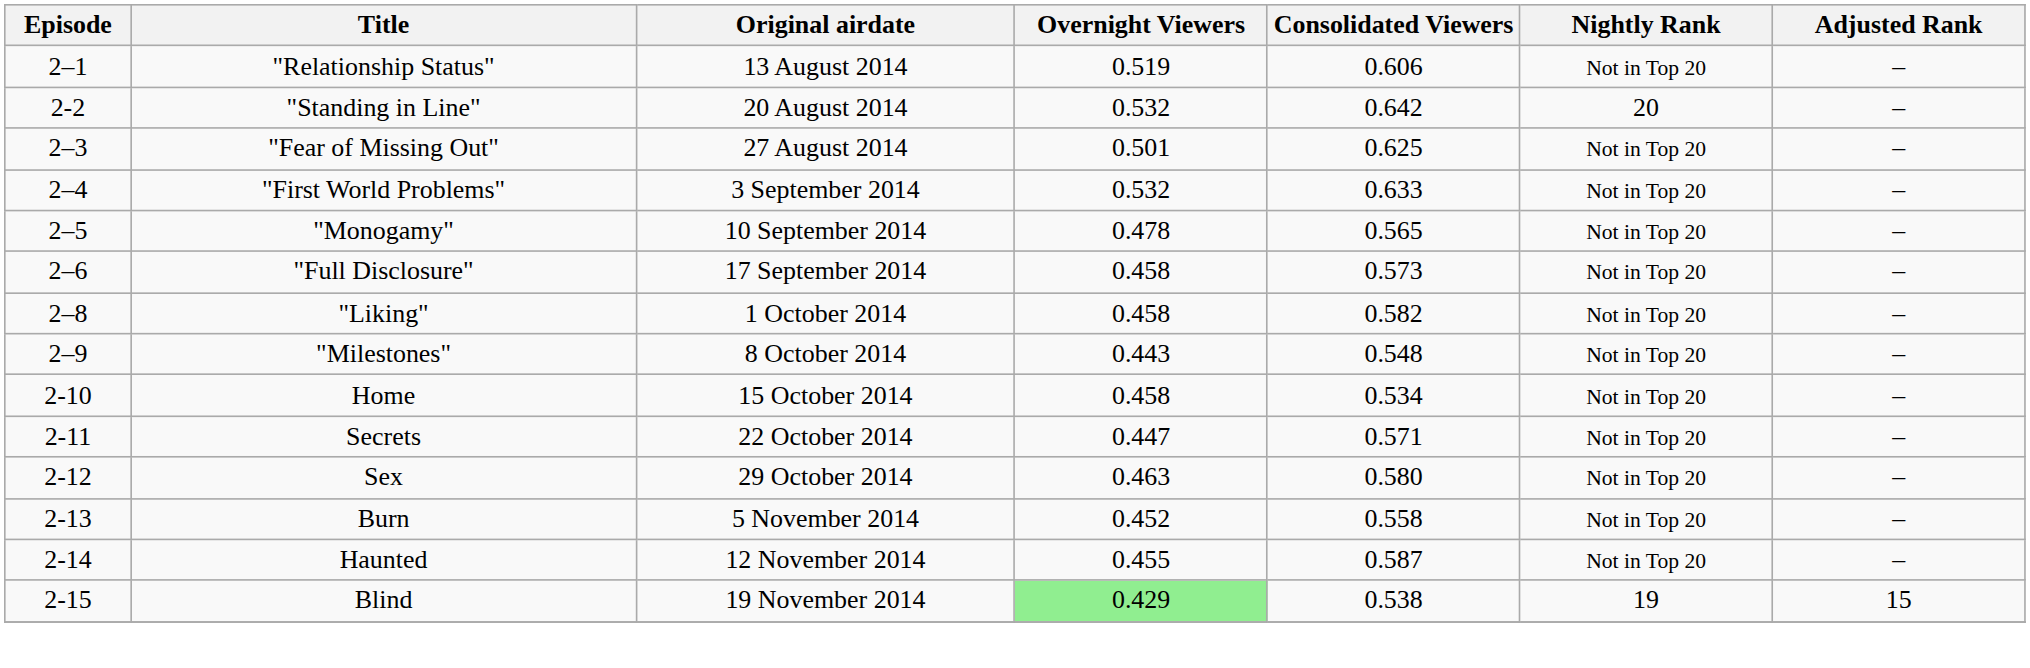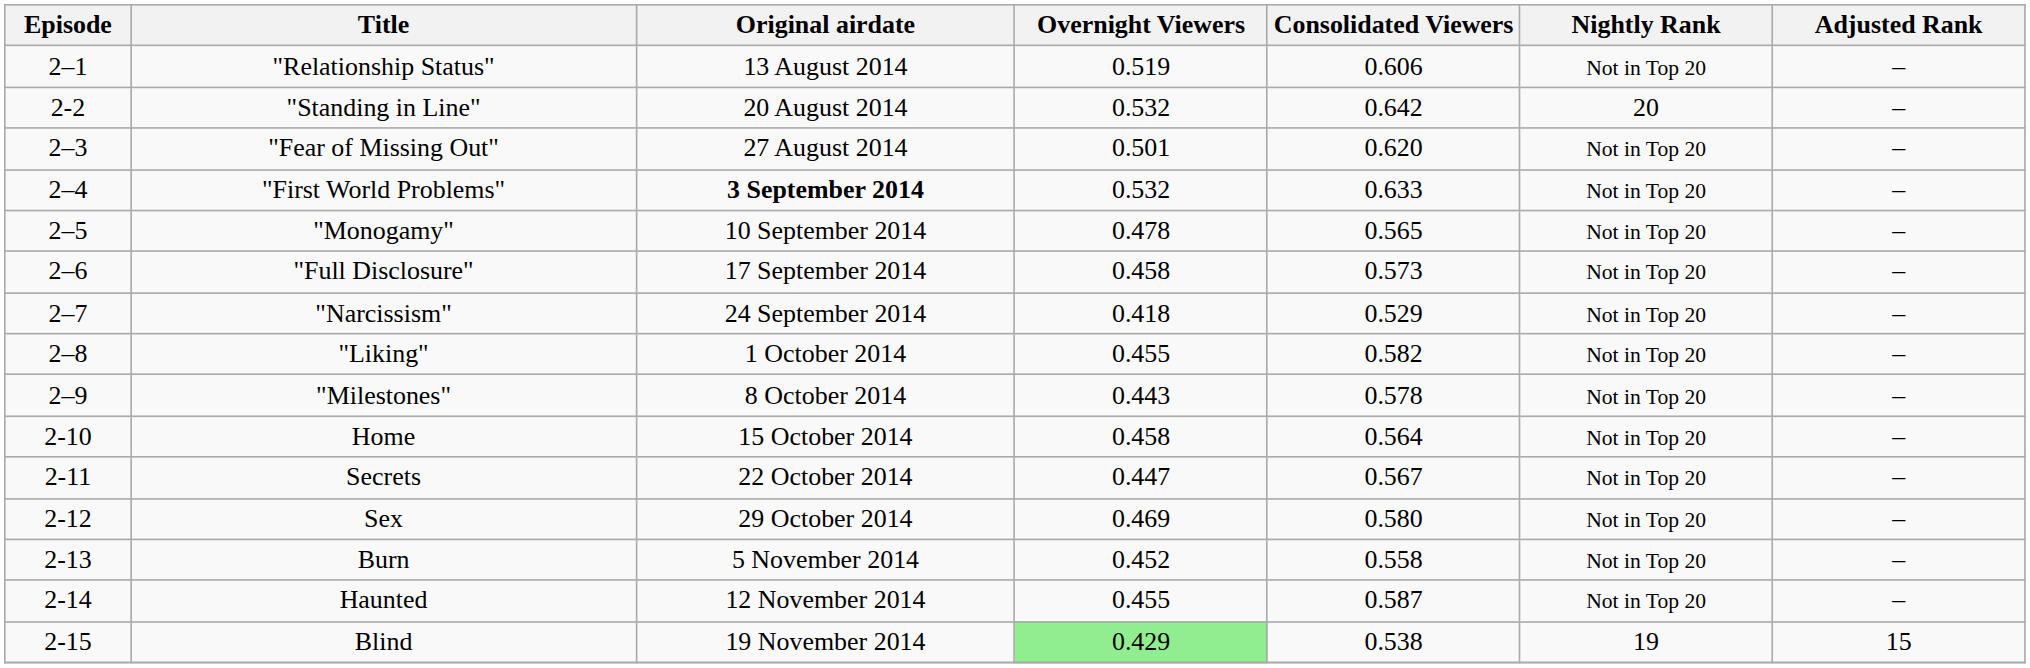(1394, 148) 0.625 -> (1394, 148) 0.620
(825, 189) normal -> (825, 189) bold
+ row: (384, 312)
(1141, 312) 0.458 -> (1141, 353) 0.455
(1394, 353) 0.548 -> (1394, 395) 0.578
(1394, 395) 0.534 -> (1394, 436) 0.564
(1394, 436) 0.571 -> (1394, 477) 0.567
(1141, 477) 0.463 -> (1141, 518) 0.469
